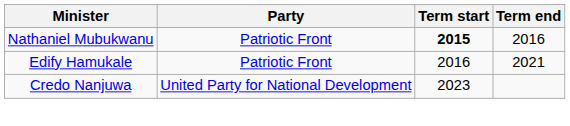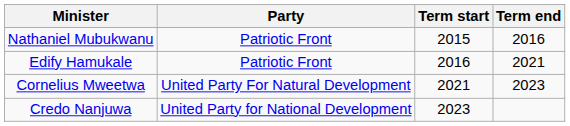(454, 39) bold -> (454, 39) normal
+ row: (81, 86)
